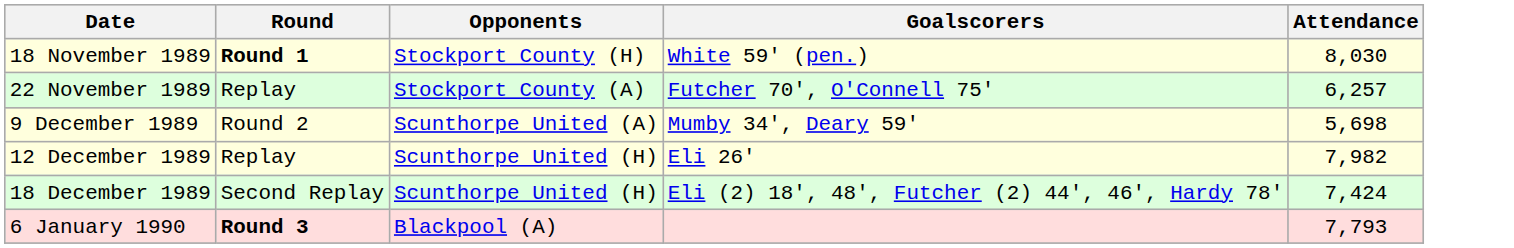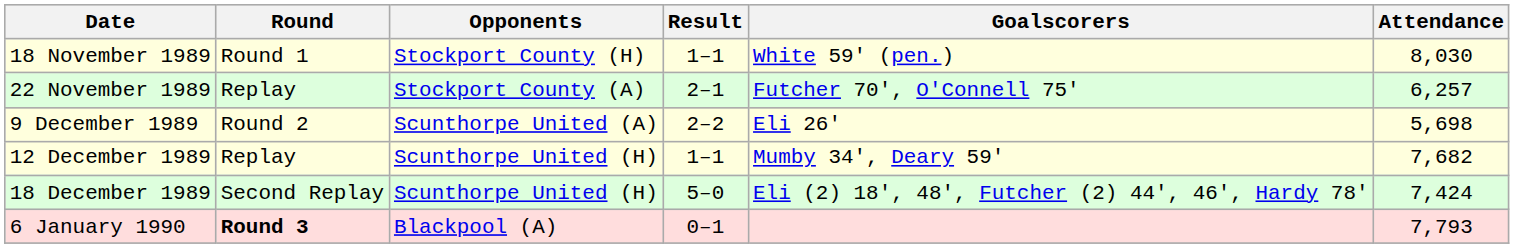+ column: (705, 22)
(265, 56) bold -> (265, 56) normal
(793, 124) Mumby 34', Deary 59' -> (797, 124) Eli 26'
(712, 158) Eli 26' -> (879, 158) Mumby 34', Deary 59'
(1356, 158) 7,982 -> (1441, 158) 7,682
